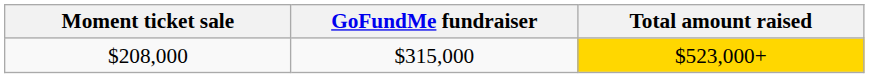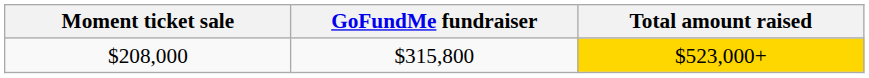(434, 55) $315,000 -> (434, 55) $315,800
